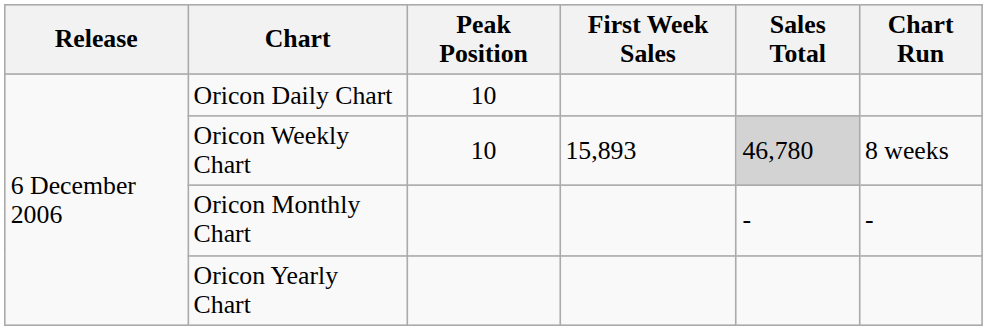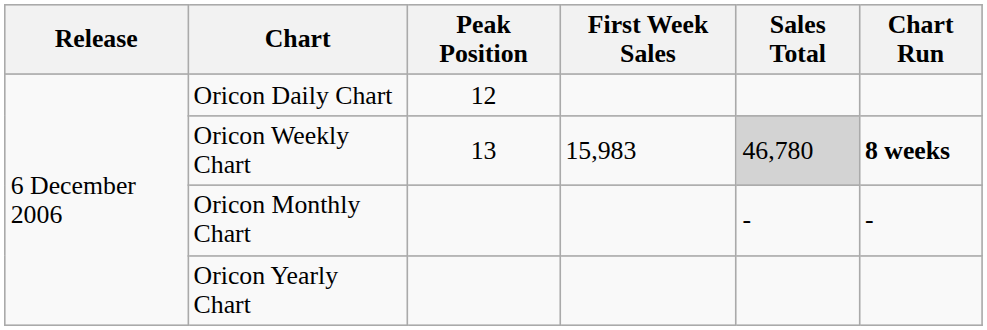(484, 94) 10 -> (484, 94) 12
(484, 150) 10 -> (484, 150) 13
(601, 150) 15,893 -> (601, 150) 15,983
(907, 150) normal -> (908, 150) bold
